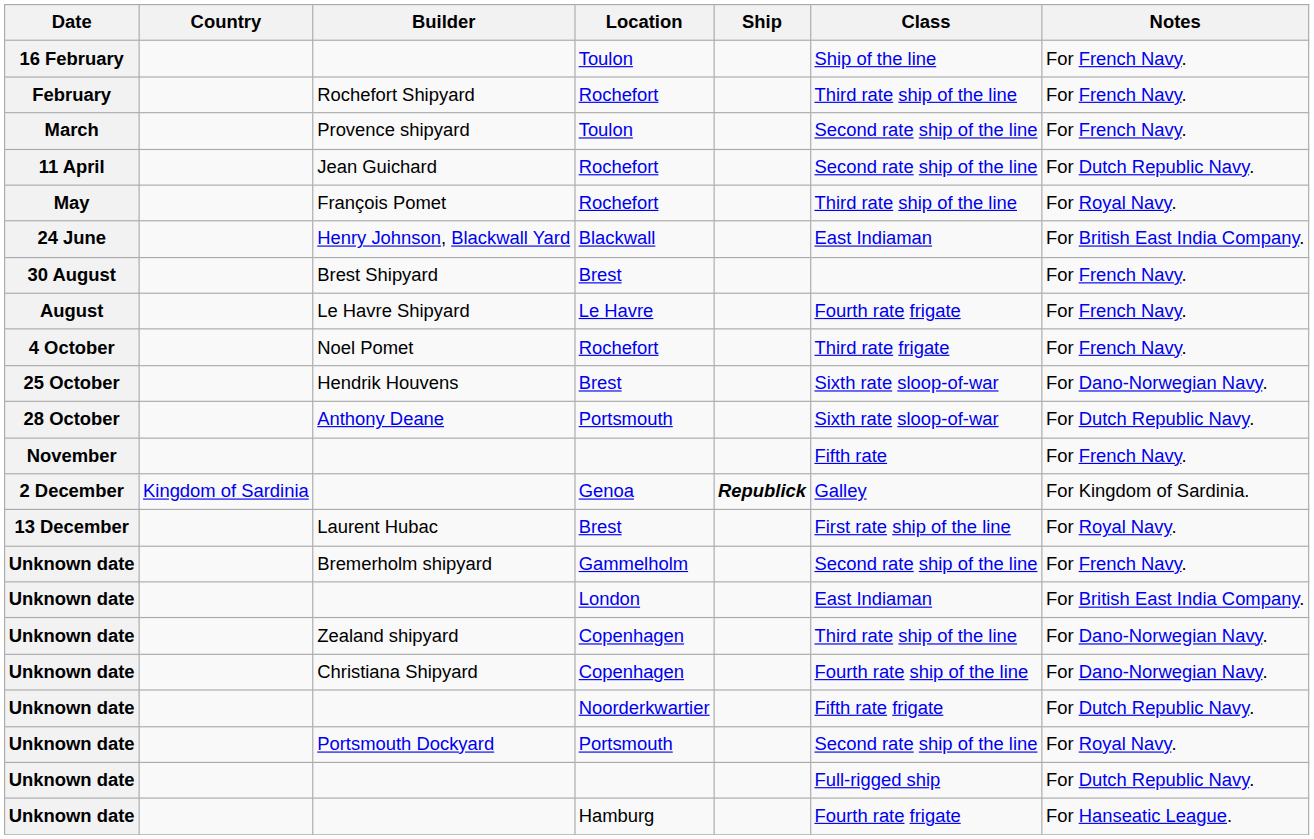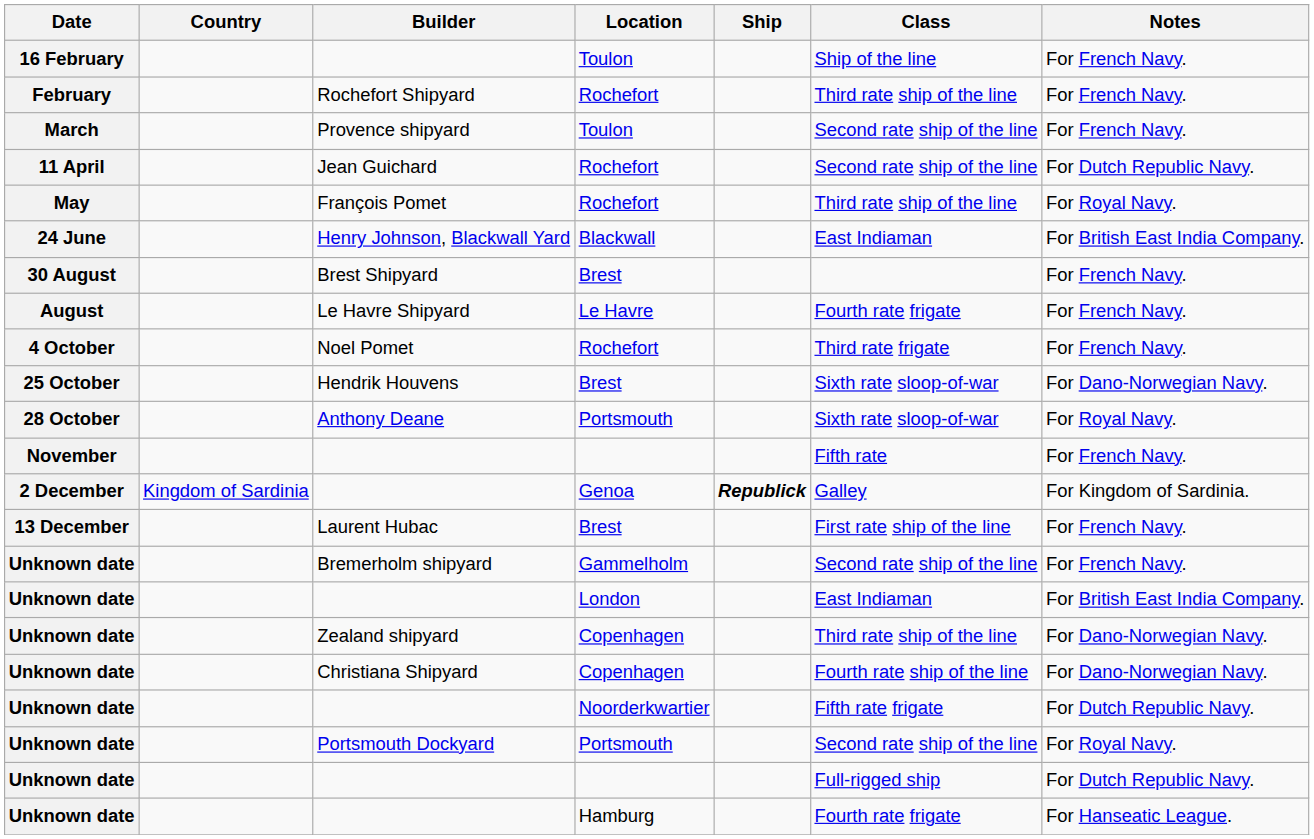(1150, 419) For Dutch Republic Navy. -> (1111, 419) For Royal Navy.
(1111, 527) For Royal Navy. -> (1116, 527) For French Navy.
